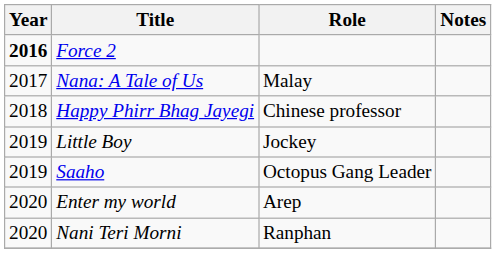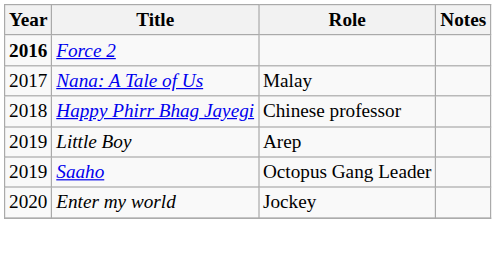(290, 141) Jockey -> (282, 141) Arep
(282, 202) Arep -> (290, 202) Jockey
- row: (119, 232)
